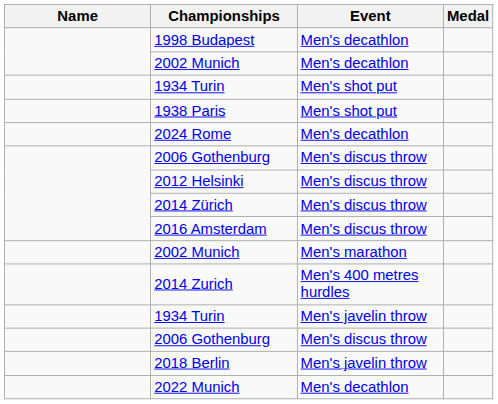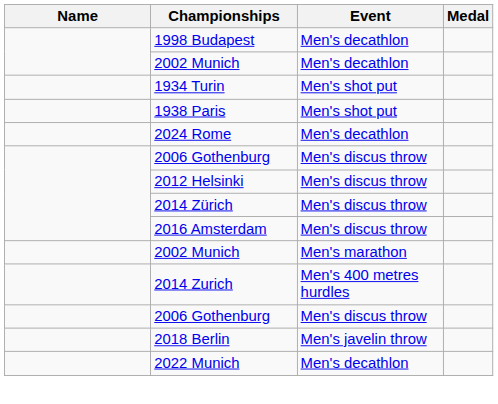- row: (189, 316)
